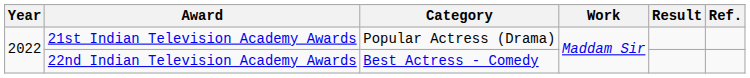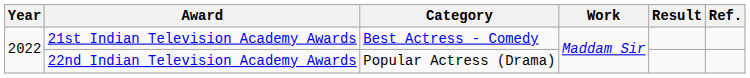(459, 39) Popular Actress (Drama) -> (451, 39) Best Actress - Comedy
(451, 61) Best Actress - Comedy -> (459, 61) Popular Actress (Drama)
